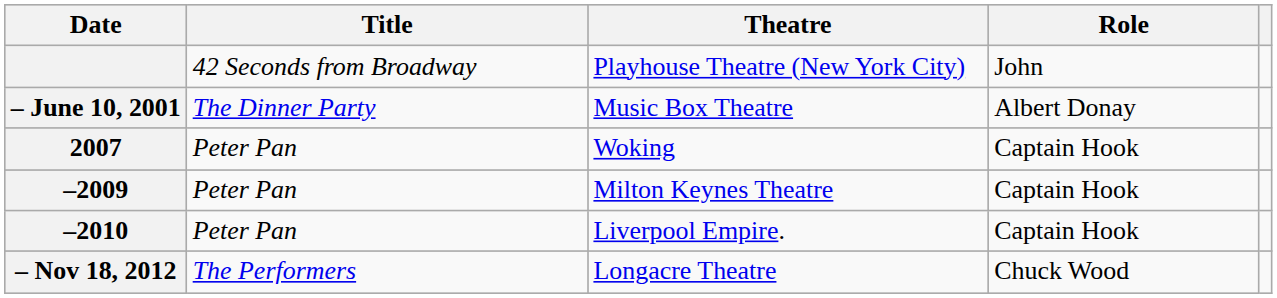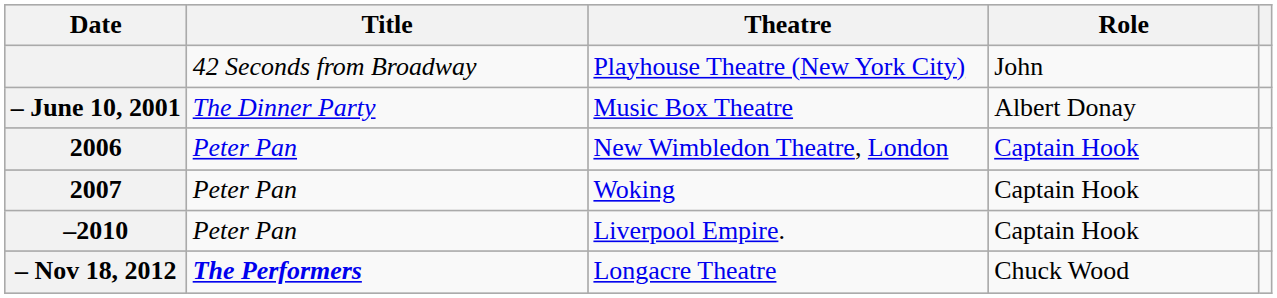+ row: (771, 148)
- row: (713, 189)
(274, 271) normal -> (277, 271) bold
